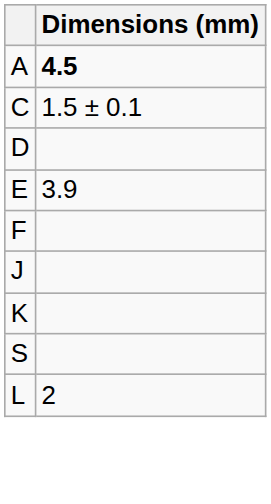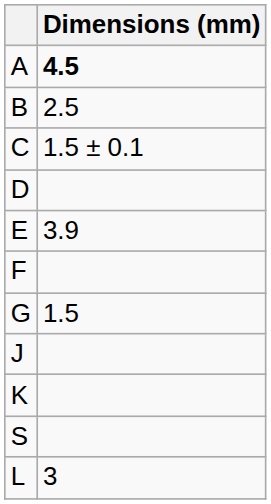+ row: (19, 107)
+ row: (21, 312)
(49, 395) 2 -> (50, 477) 3
